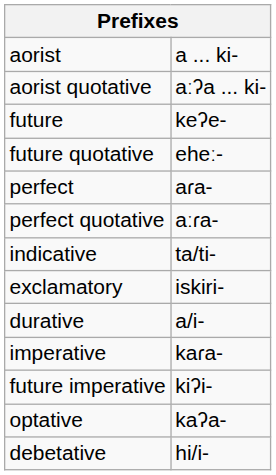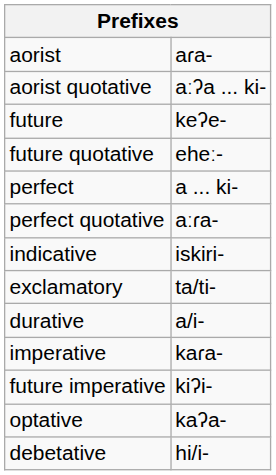(207, 54) a ... ki- -> (194, 54) aɾa-
(194, 187) aɾa- -> (207, 187) a ... ki-
(196, 253) ta/ti- -> (200, 253) iskiri-
(200, 287) iskiri- -> (196, 287) ta/ti-
